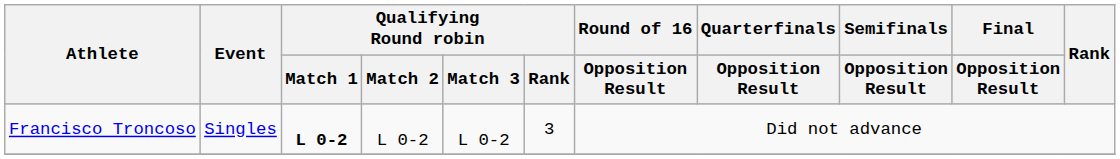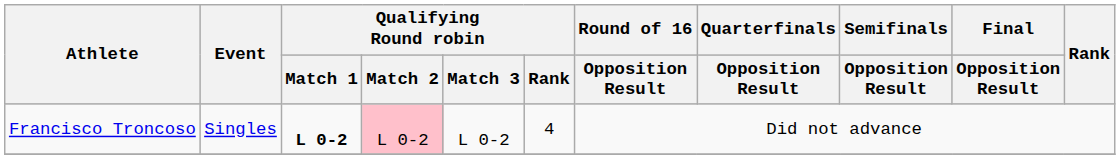(403, 139) no background -> (403, 139) pink background
(549, 129) 3 -> (549, 129) 4
